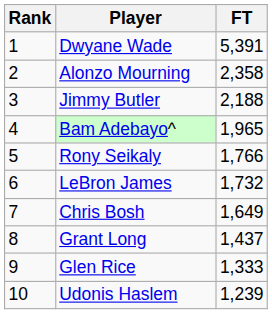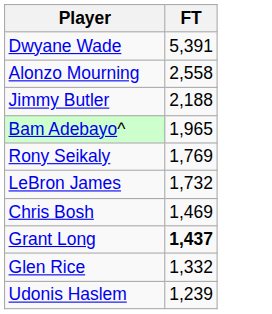- column: (30, 18)
(242, 73) 2,358 -> (191, 73) 2,558
(242, 156) 1,766 -> (191, 156) 1,769
(242, 211) 1,649 -> (191, 211) 1,469
(242, 239) normal -> (191, 239) bold
(242, 267) 1,333 -> (191, 267) 1,332
